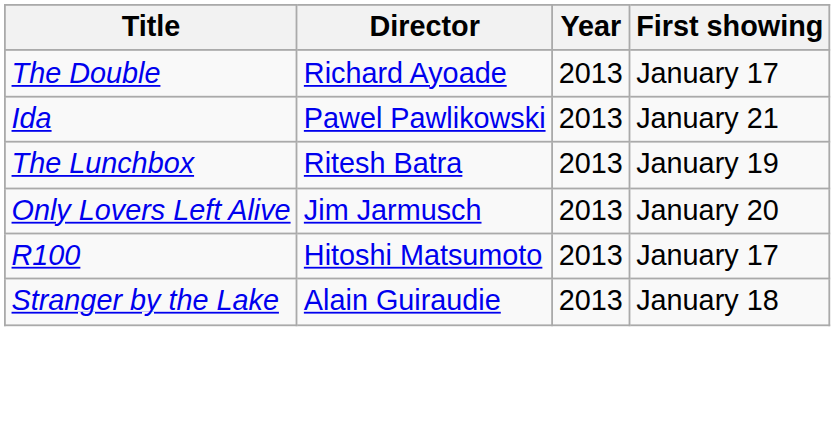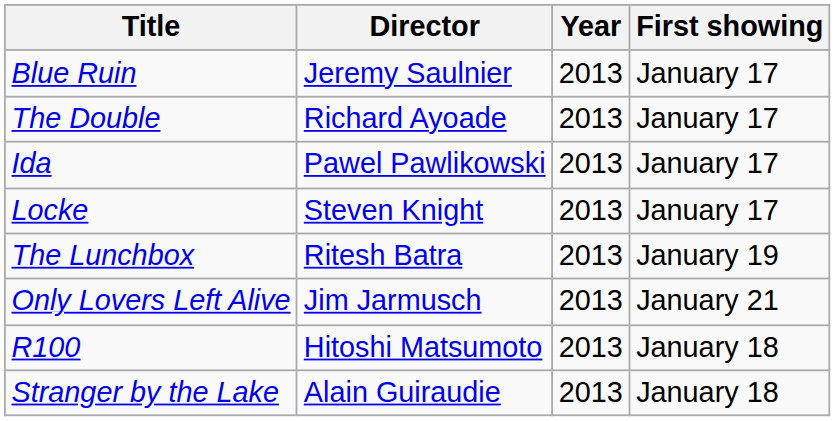+ row: (74, 73)
(707, 118) January 21 -> (707, 164) January 17
+ row: (50, 210)
(707, 210) January 20 -> (707, 301) January 21
(707, 255) January 17 -> (707, 347) January 18
